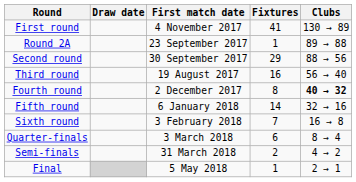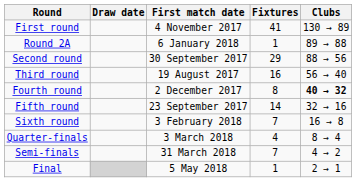(198, 44) 23 September 2017 -> (198, 44) 6 January 2018
(198, 106) 6 January 2018 -> (198, 106) 23 September 2017
(275, 138) 6 -> (275, 138) 4
(275, 153) 2 -> (275, 153) 7
